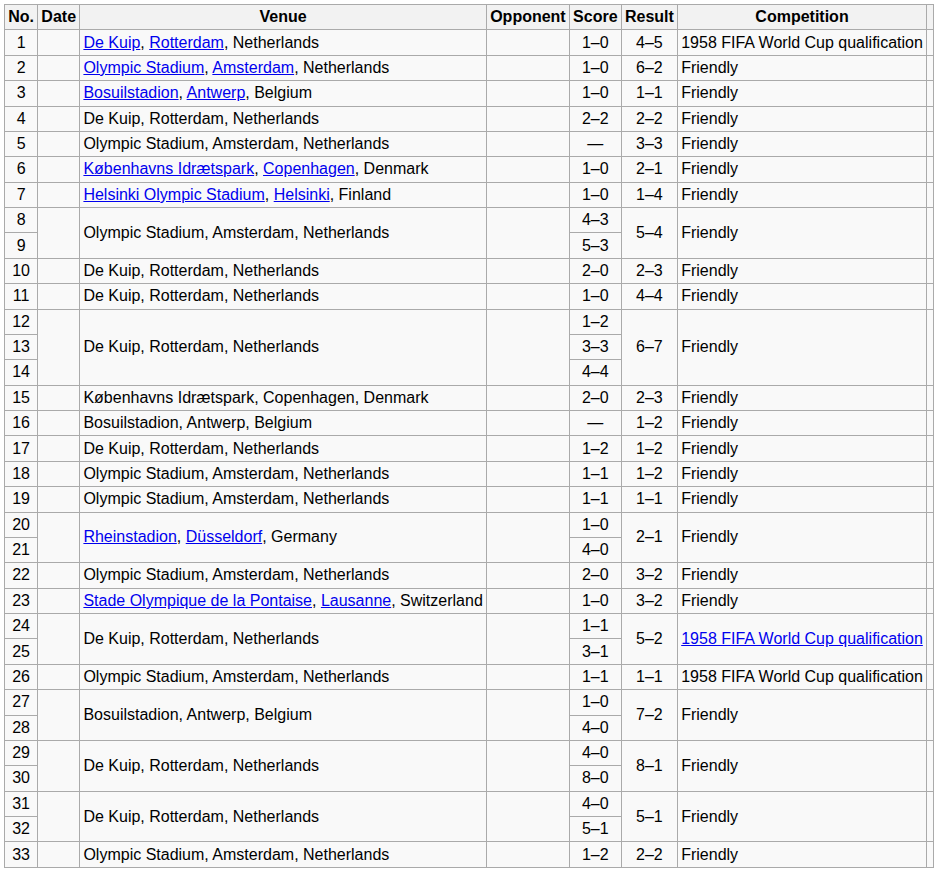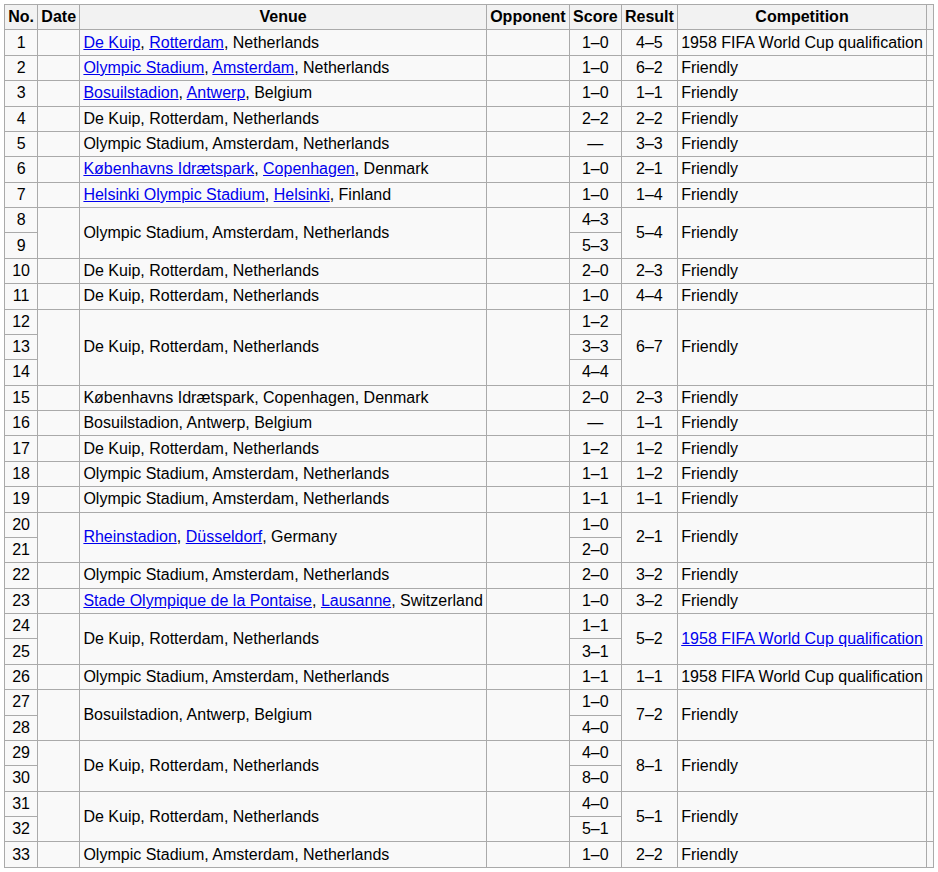(649, 423) 1–2 -> (649, 423) 1–1
(595, 550) 4–0 -> (595, 550) 2–0
(595, 854) 1–2 -> (595, 854) 1–0
